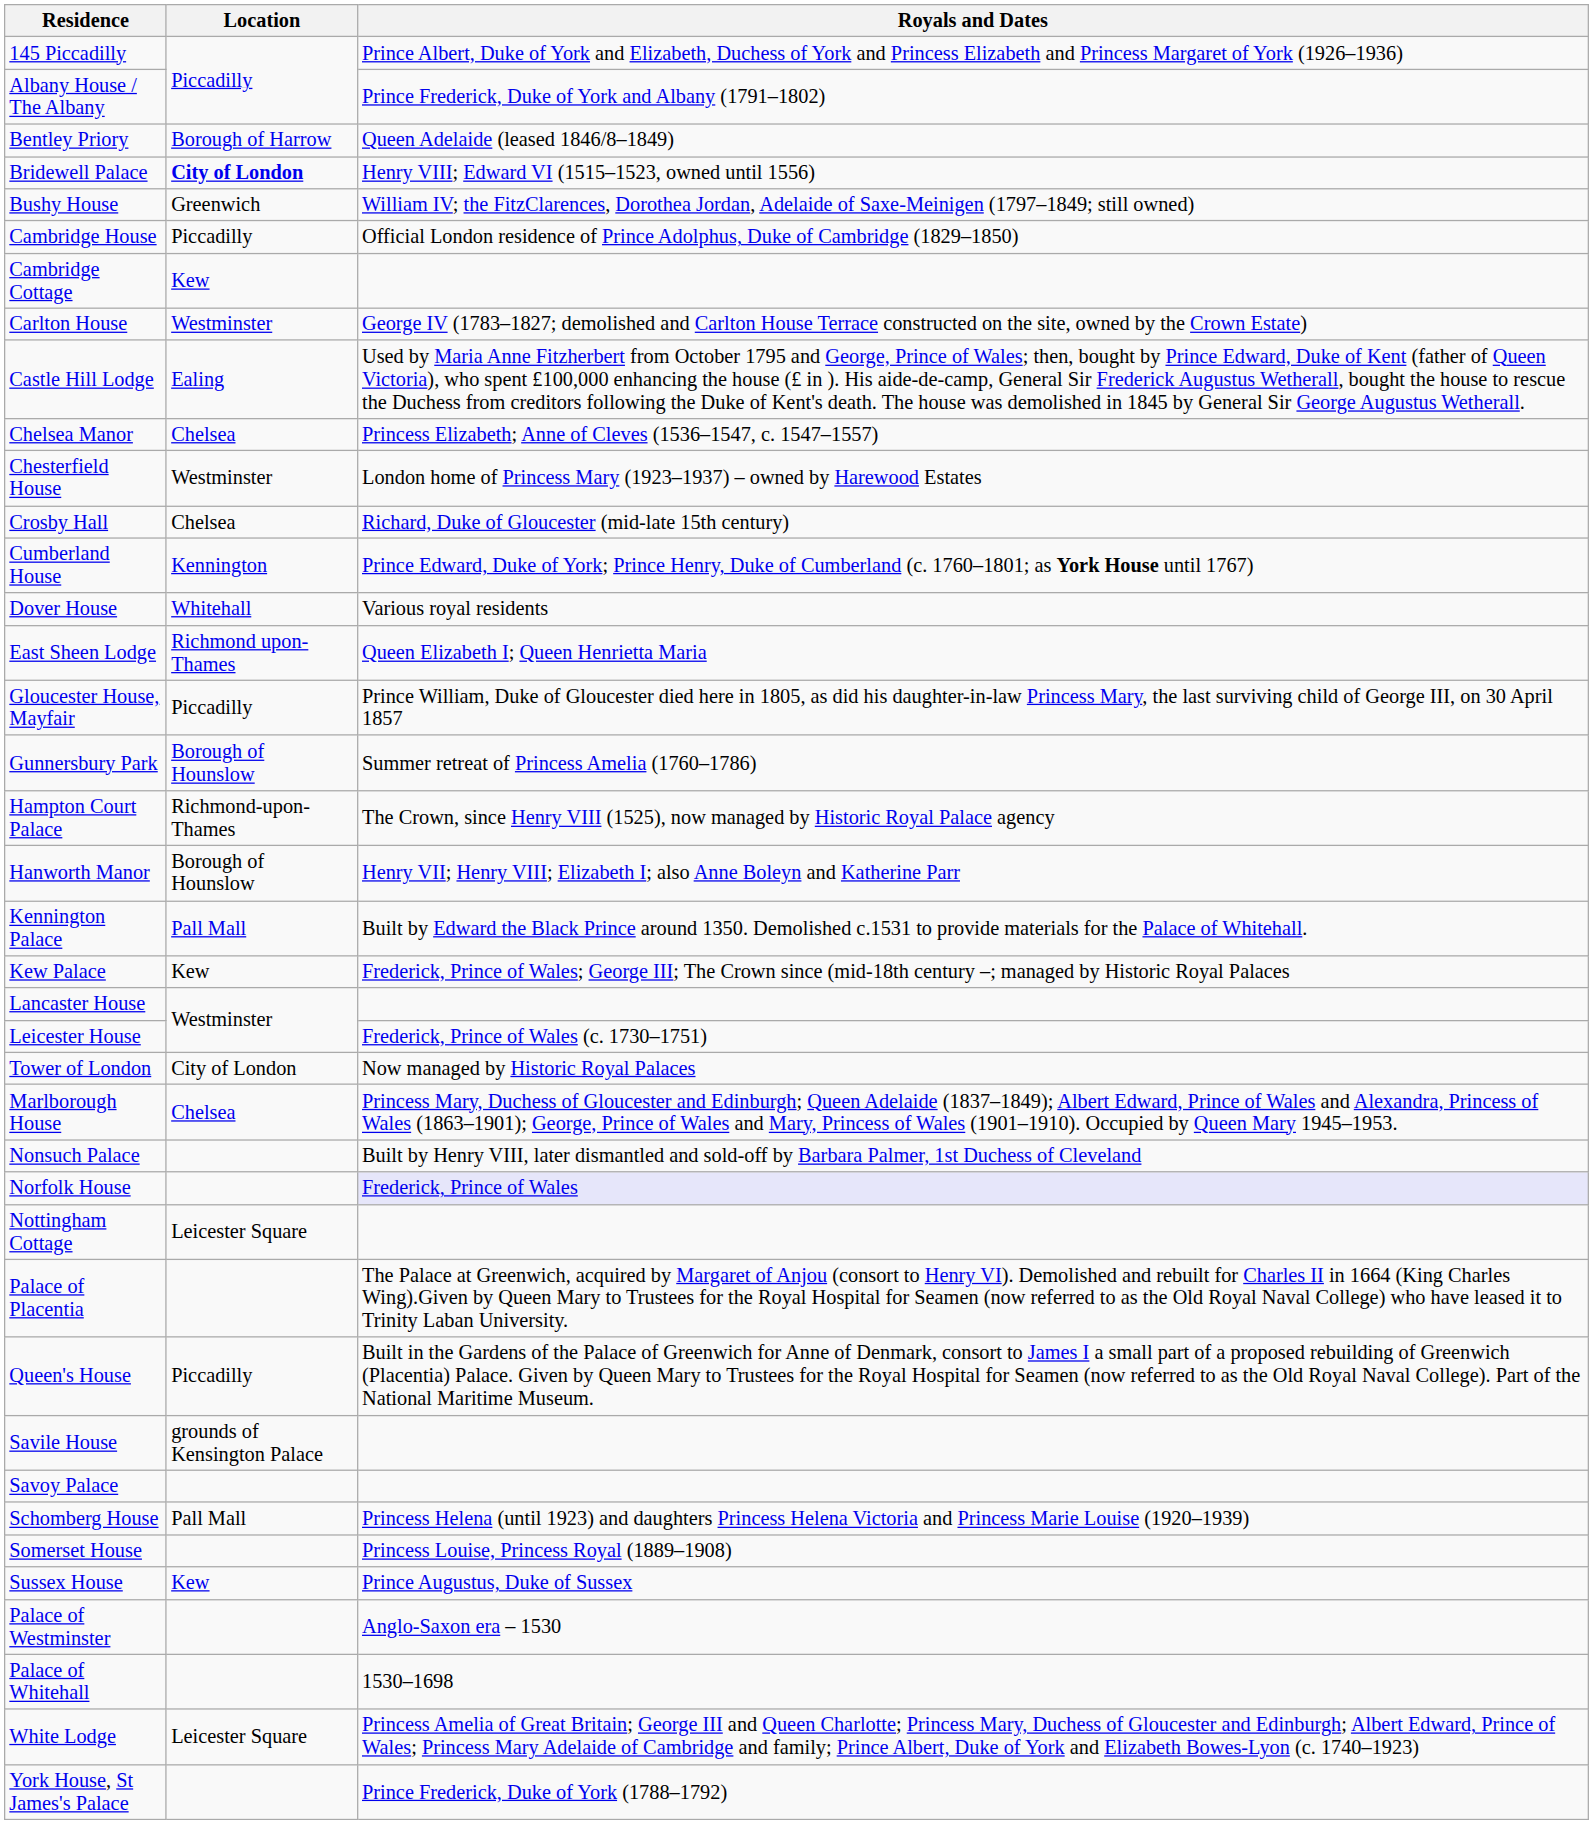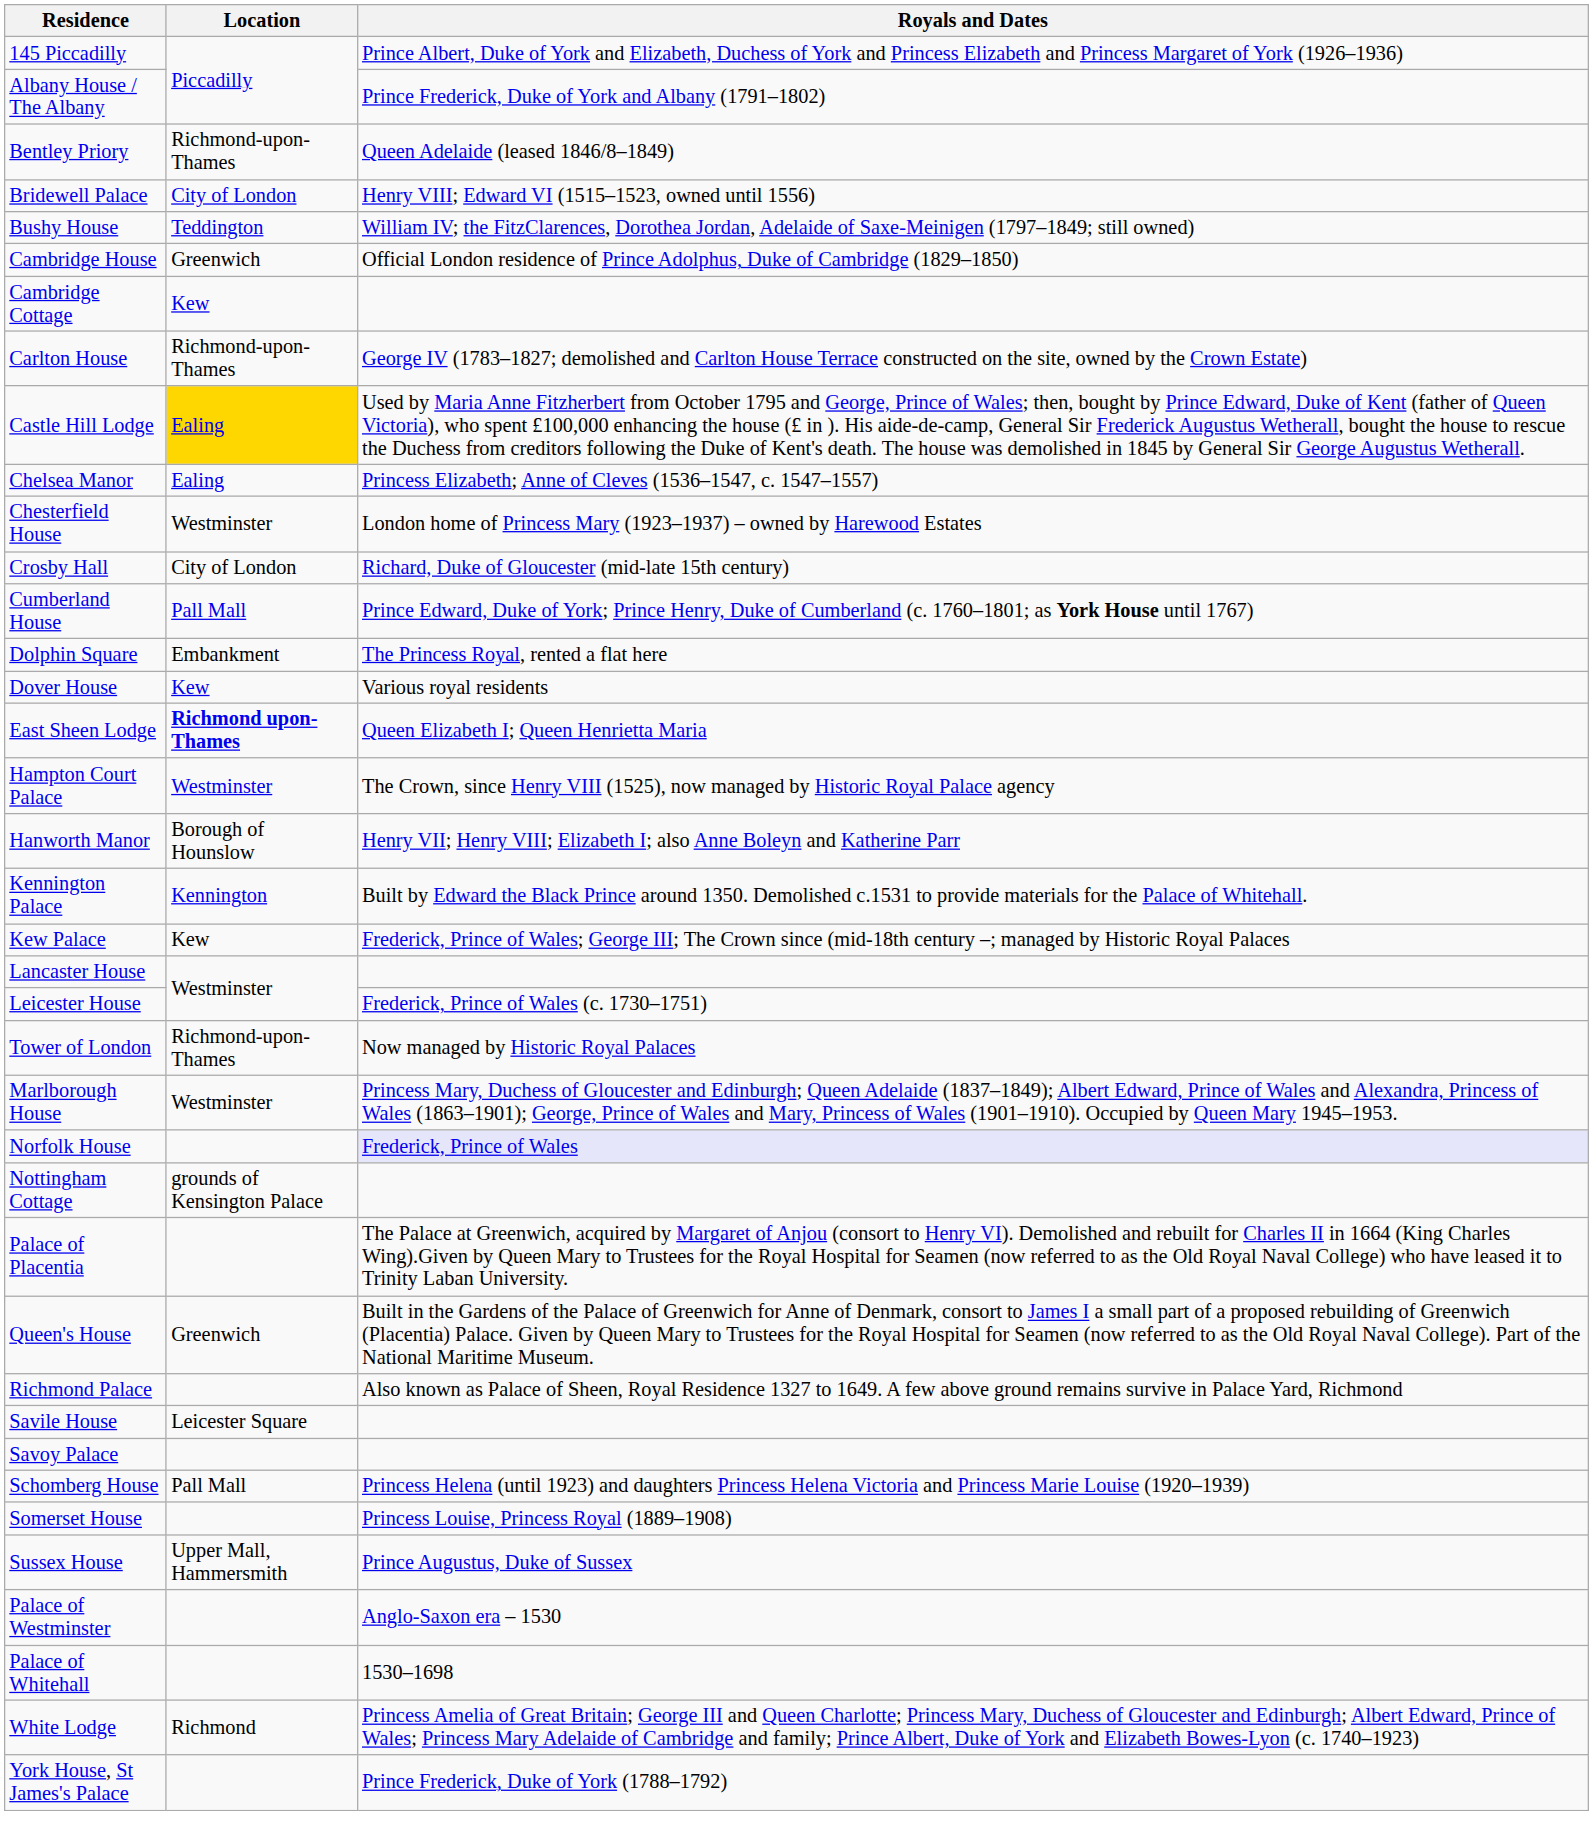(251, 140) Borough of Harrow -> (241, 151) Richmond-upon-Thames
(237, 172) bold -> (234, 195) normal
(216, 204) Greenwich -> (217, 227) Teddington
(212, 236) Piccadilly -> (216, 259) Greenwich
(222, 324) Westminster -> (241, 358) Richmond-upon-Thames
(198, 379) no background -> (198, 424) gold background
(203, 434) Chelsea -> (198, 480) Ealing
(203, 521) Chelsea -> (234, 567) City of London
(219, 565) Kennington -> (209, 611) Pall Mall
+ row: (73, 654)
(211, 608) Whitehall -> (190, 686) Kew
(240, 652) normal -> (244, 730) bold
- row: (84, 707)
- row: (84, 762)
(241, 817) Richmond-upon-Thames -> (222, 785) Westminster
(209, 928) Pall Mall -> (219, 895) Kennington
(234, 1068) City of London -> (241, 1047) Richmond-upon-Thames
(203, 1112) Chelsea -> (222, 1102) Westminster
- row: (74, 1155)
(239, 1231) Leicester Square -> (247, 1189) grounds of Kensington Palace
(212, 1376) Piccadilly -> (216, 1334) Greenwich
+ row: (81, 1389)
(247, 1442) grounds of Kensington Palace -> (239, 1421) Leicester Square
(190, 1582) Kew -> (229, 1562) Upper Mall, Hammersmith
(239, 1736) Leicester Square -> (214, 1727) Richmond
